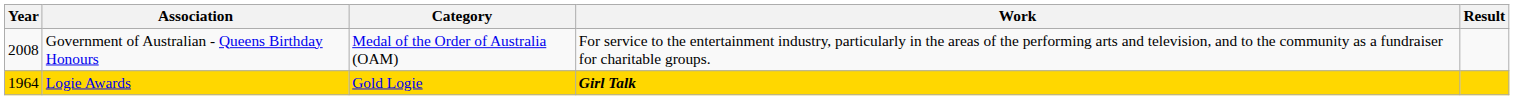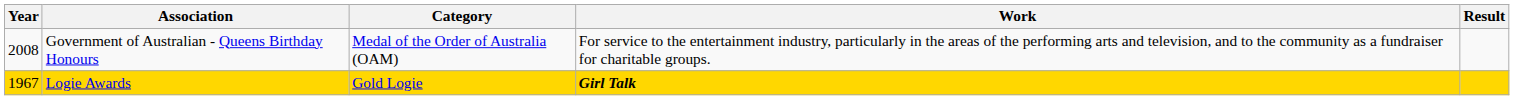(23, 82) 1964 -> (23, 82) 1967
